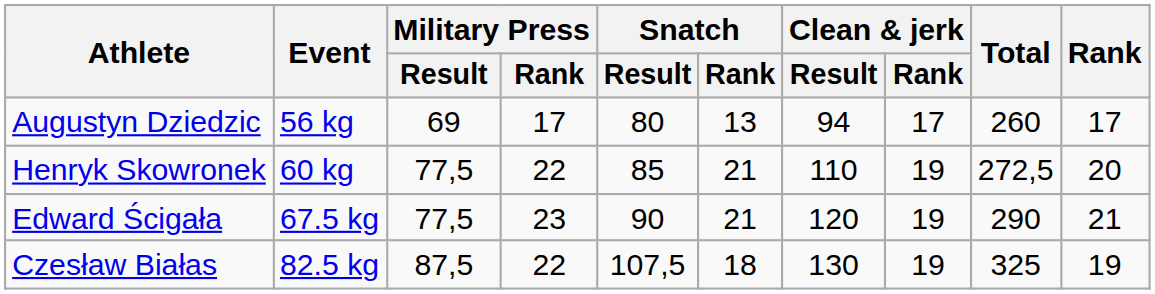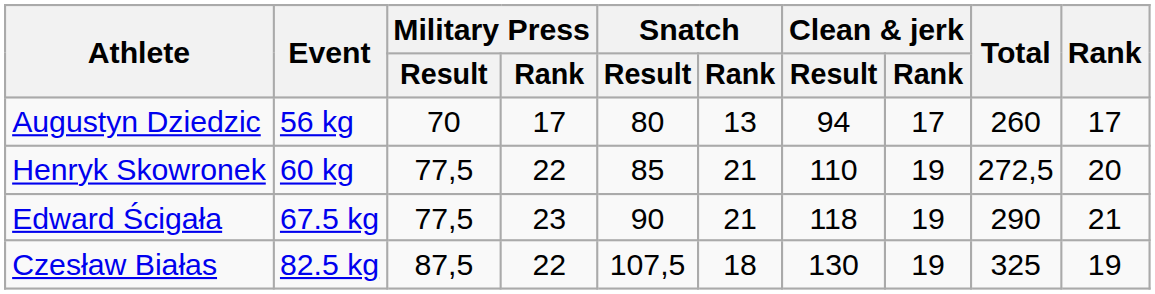(444, 122) 69 -> (444, 122) 70
(834, 218) 120 -> (834, 218) 118
